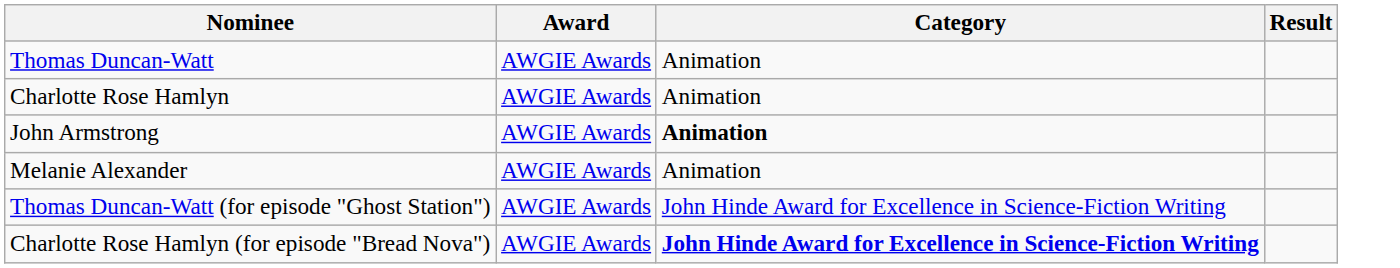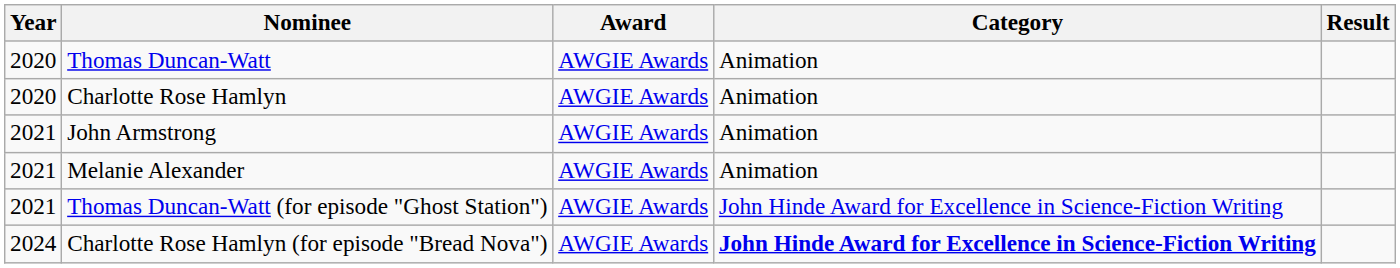+ column: (33, 22)
(715, 133) bold -> (769, 133) normal
